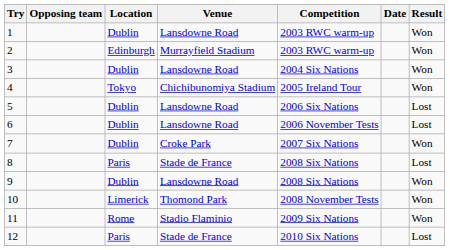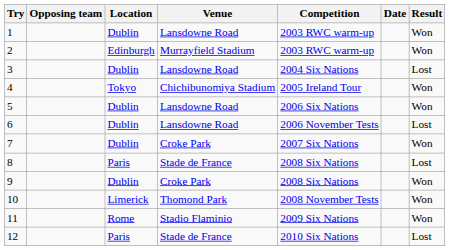(422, 69) Won -> (422, 69) Lost
(422, 106) Lost -> (422, 106) Won
(199, 180) Lansdowne Road -> (185, 180) Croke Park
